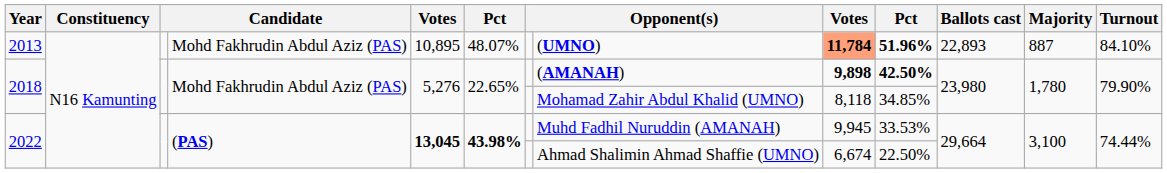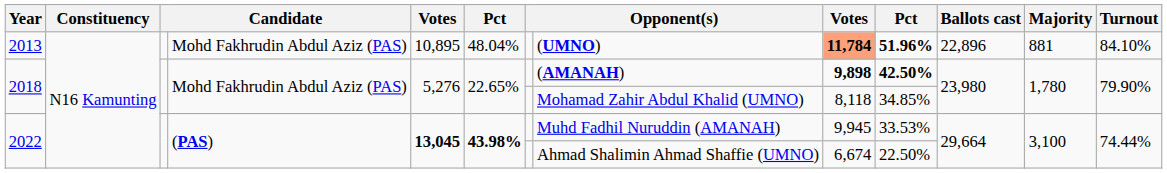(493, 45) 48.07% -> (493, 45) 48.04%
(963, 45) 22,893 -> (963, 45) 22,896
(1041, 45) 887 -> (1041, 45) 881
